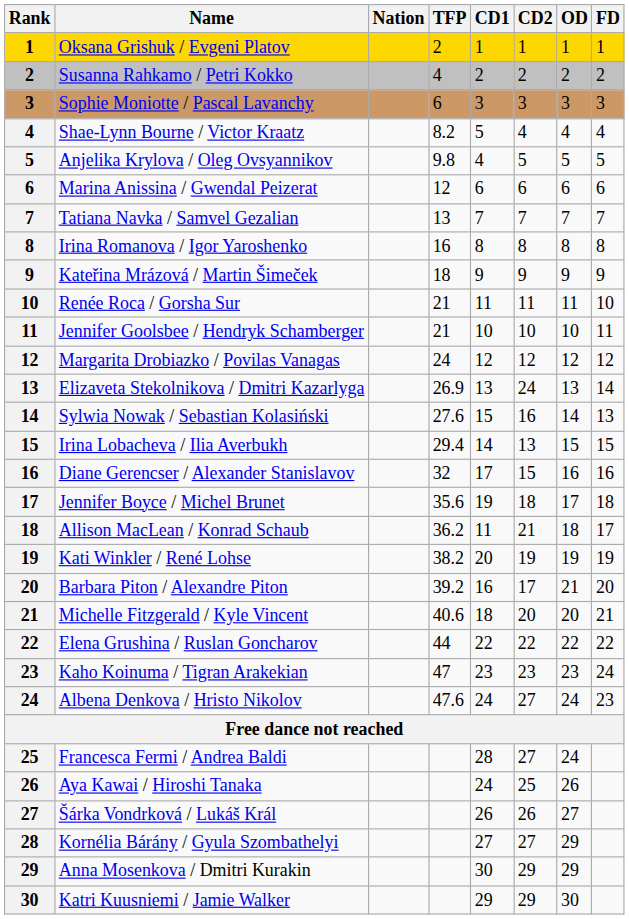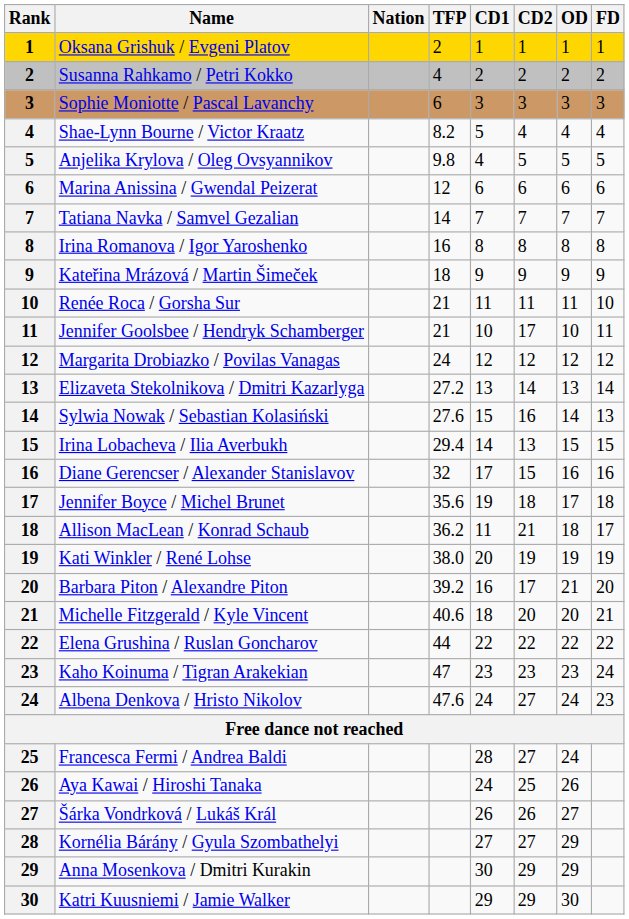(442, 217) 13 -> (442, 217) 14
(527, 331) 10 -> (527, 331) 17
(448, 388) 26.9 -> (448, 388) 27.2
(527, 388) 24 -> (527, 388) 14
(448, 558) 38.2 -> (448, 558) 38.0
